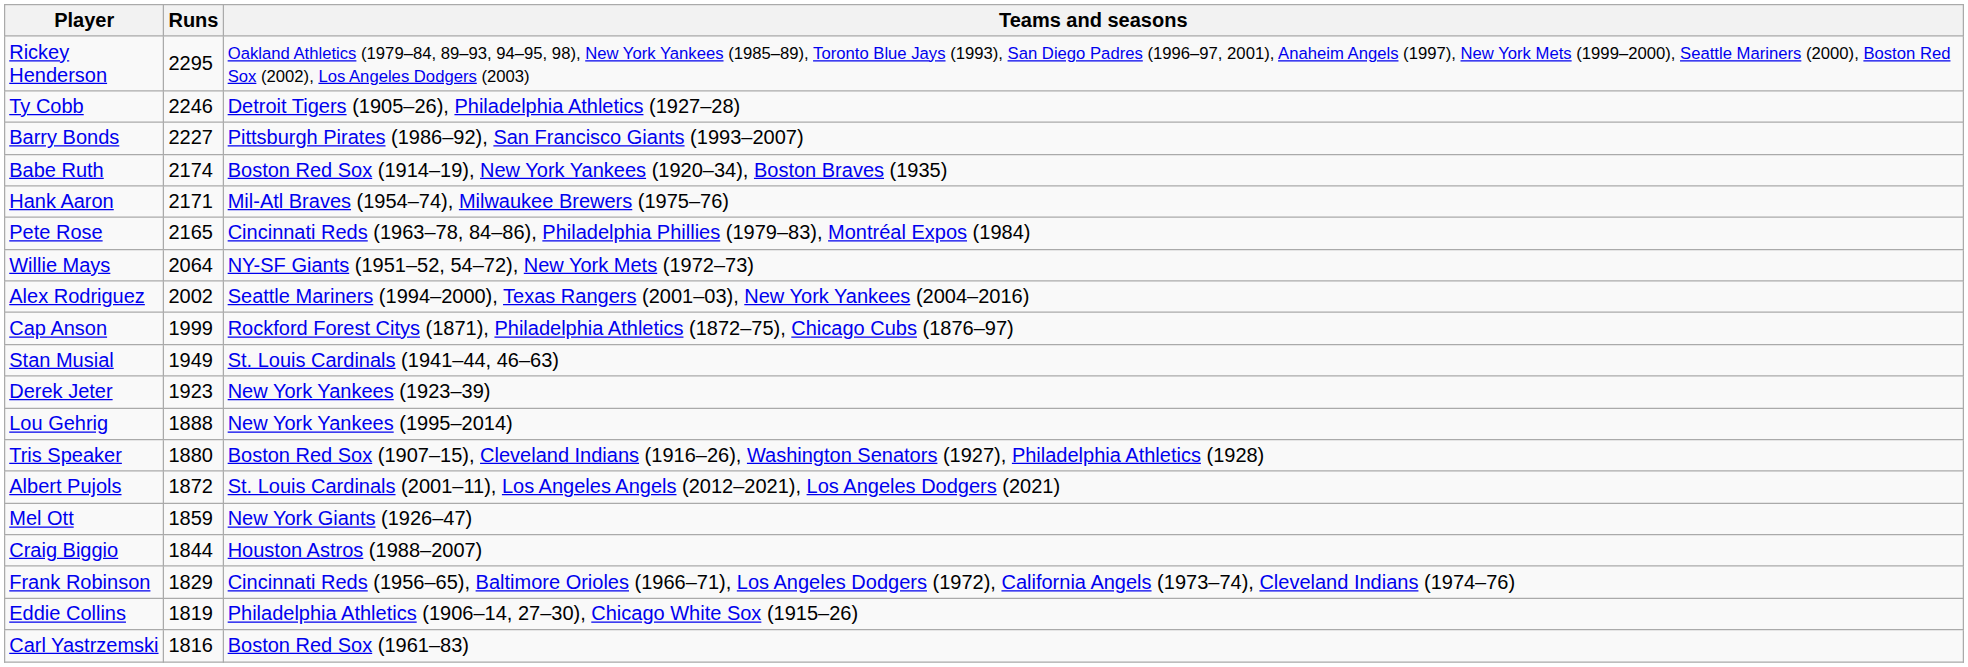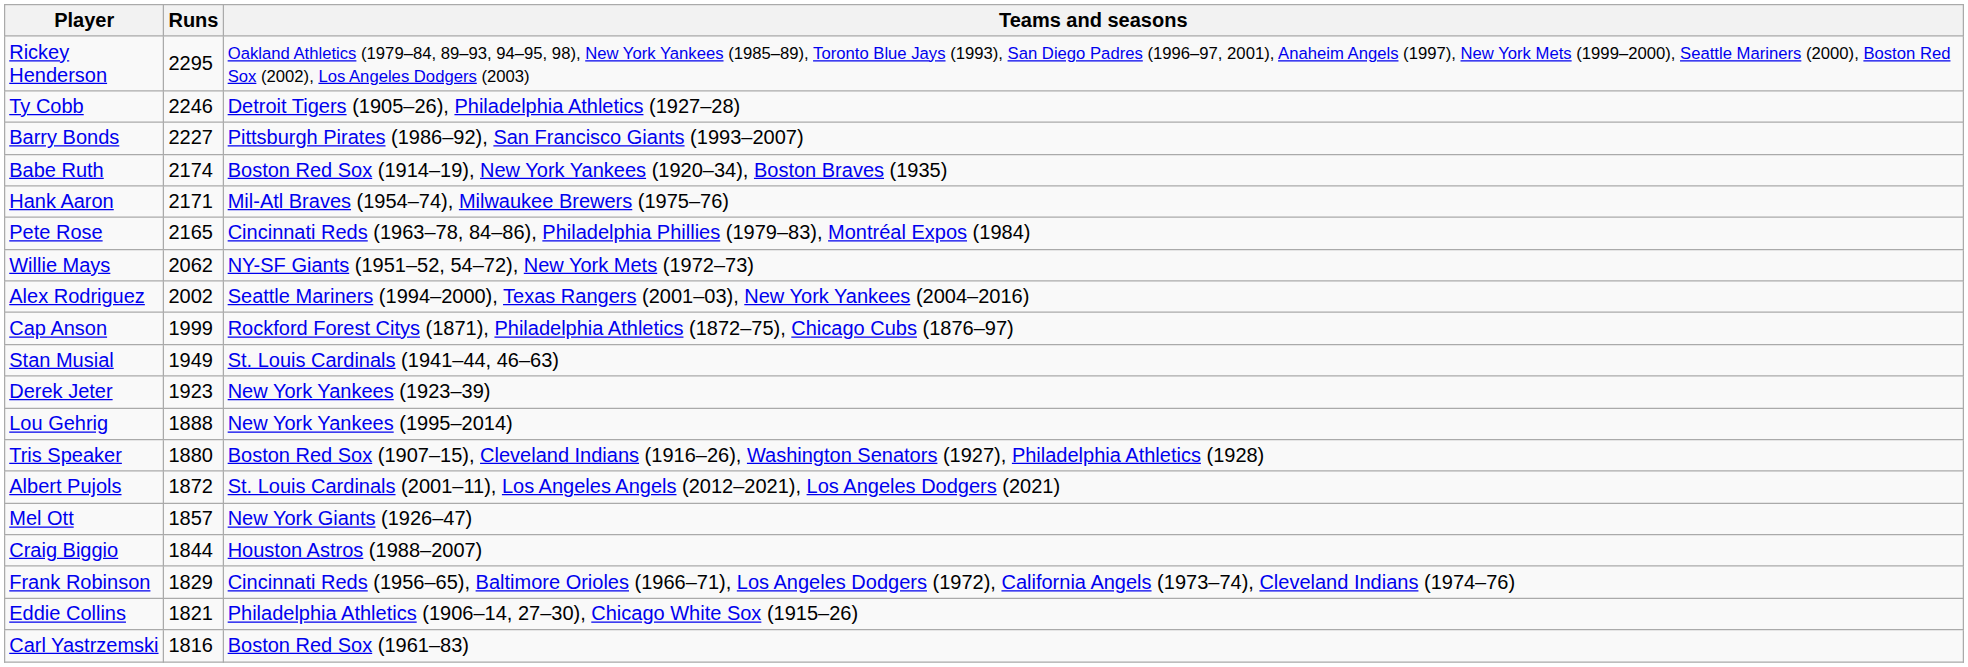(191, 264) 2064 -> (191, 264) 2062
(191, 518) 1859 -> (191, 518) 1857
(191, 613) 1819 -> (191, 613) 1821
